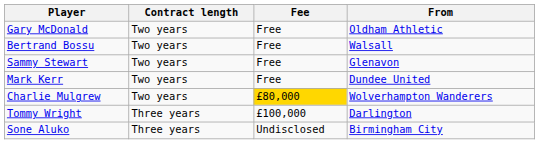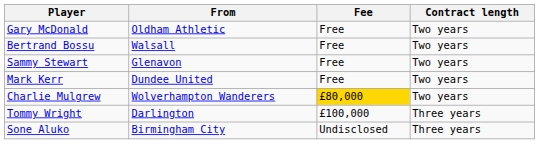columns swapped: (441, 13) <-> (191, 13)
